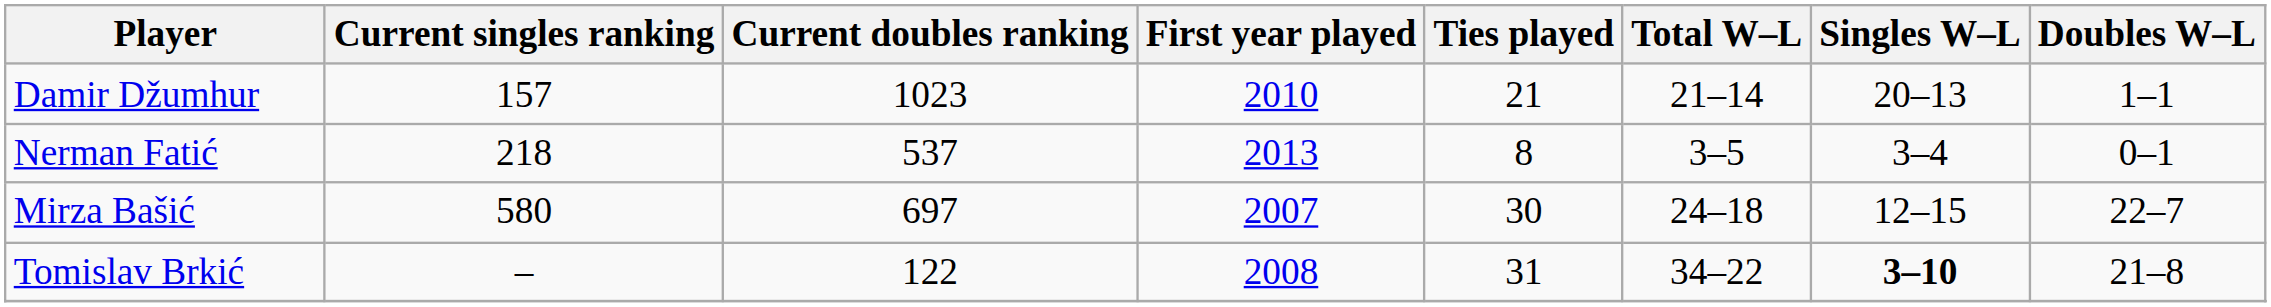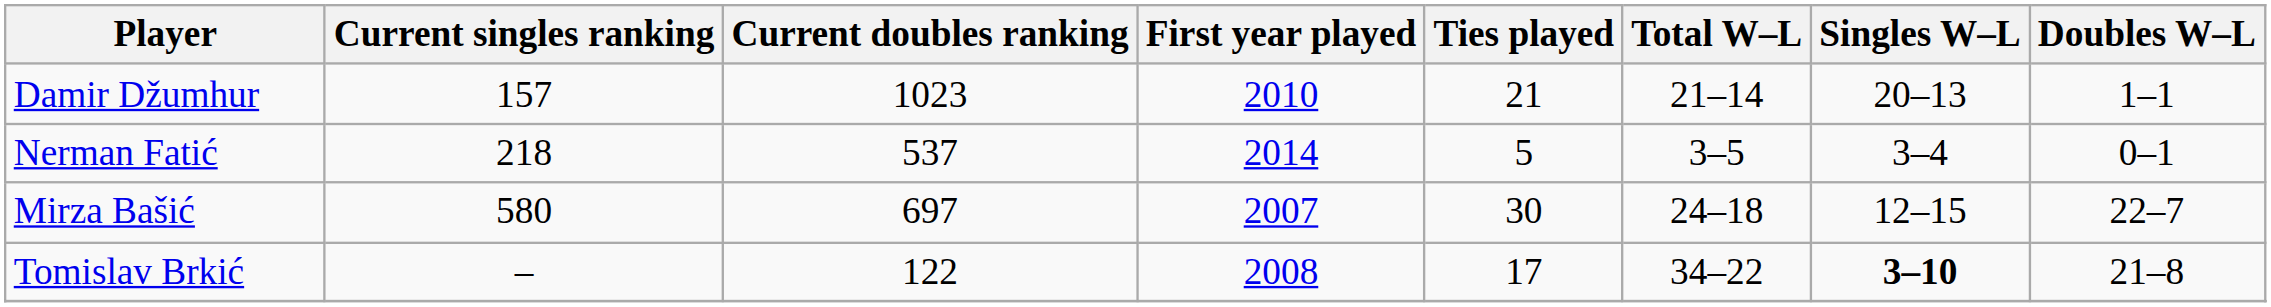(1281, 152) 2013 -> (1281, 152) 2014
(1524, 152) 8 -> (1524, 152) 5
(1524, 270) 31 -> (1524, 270) 17
